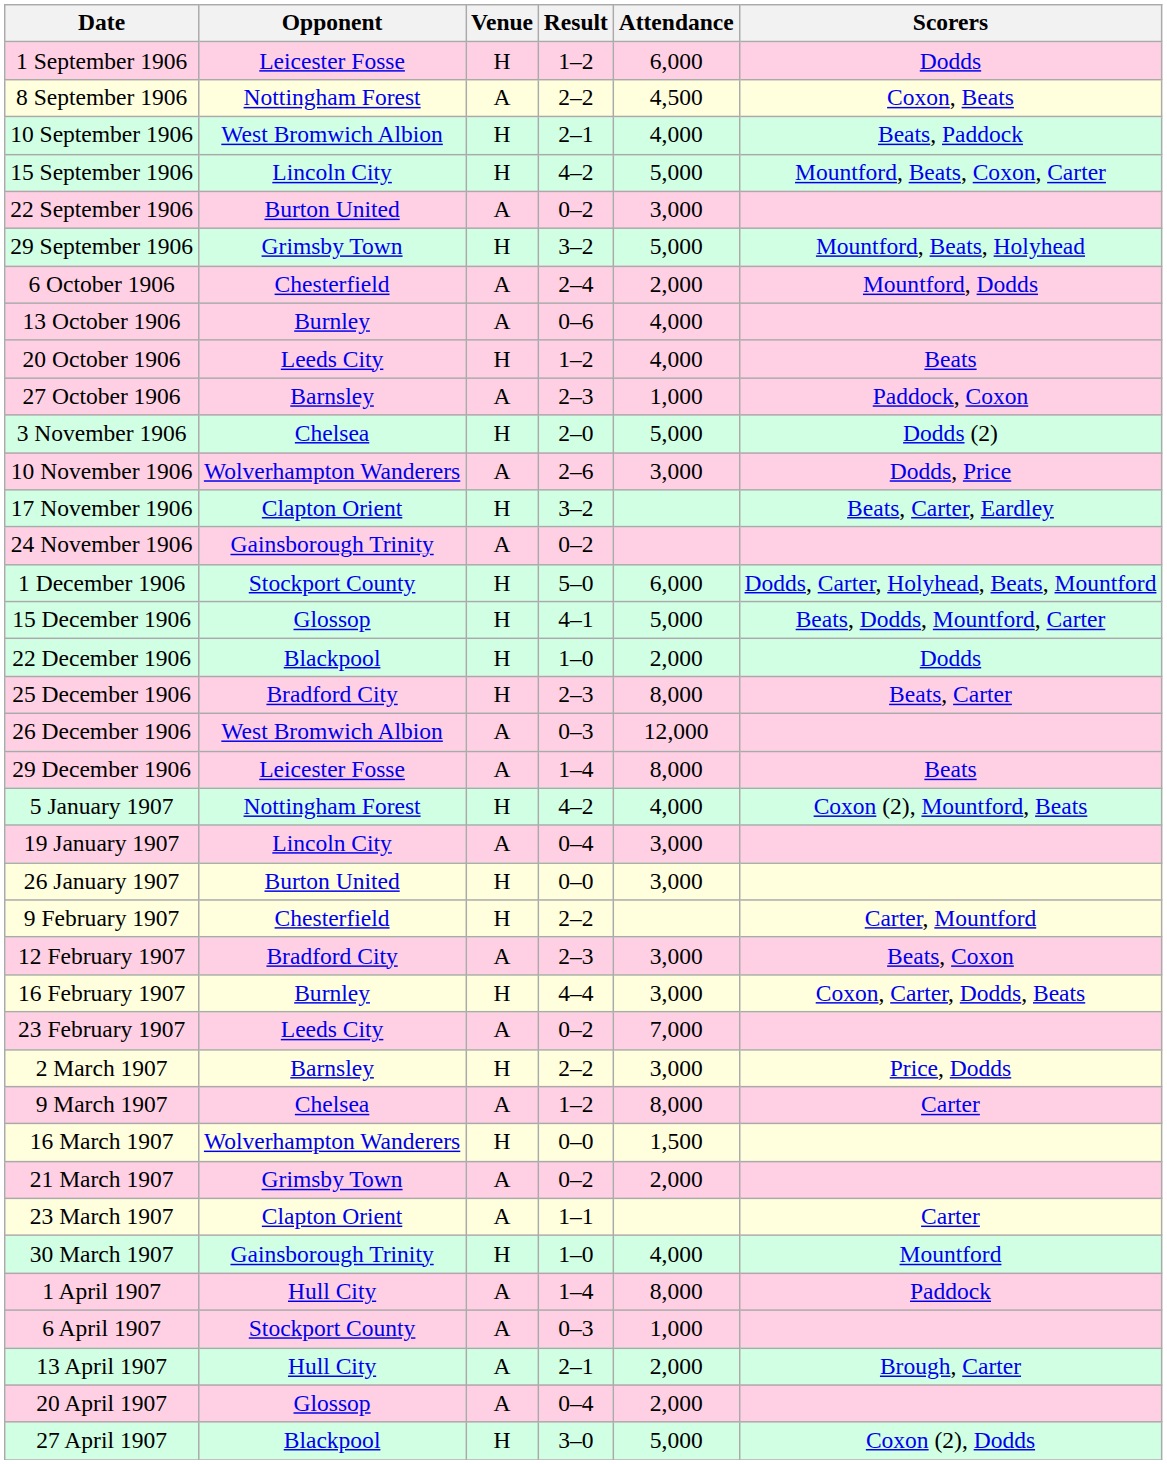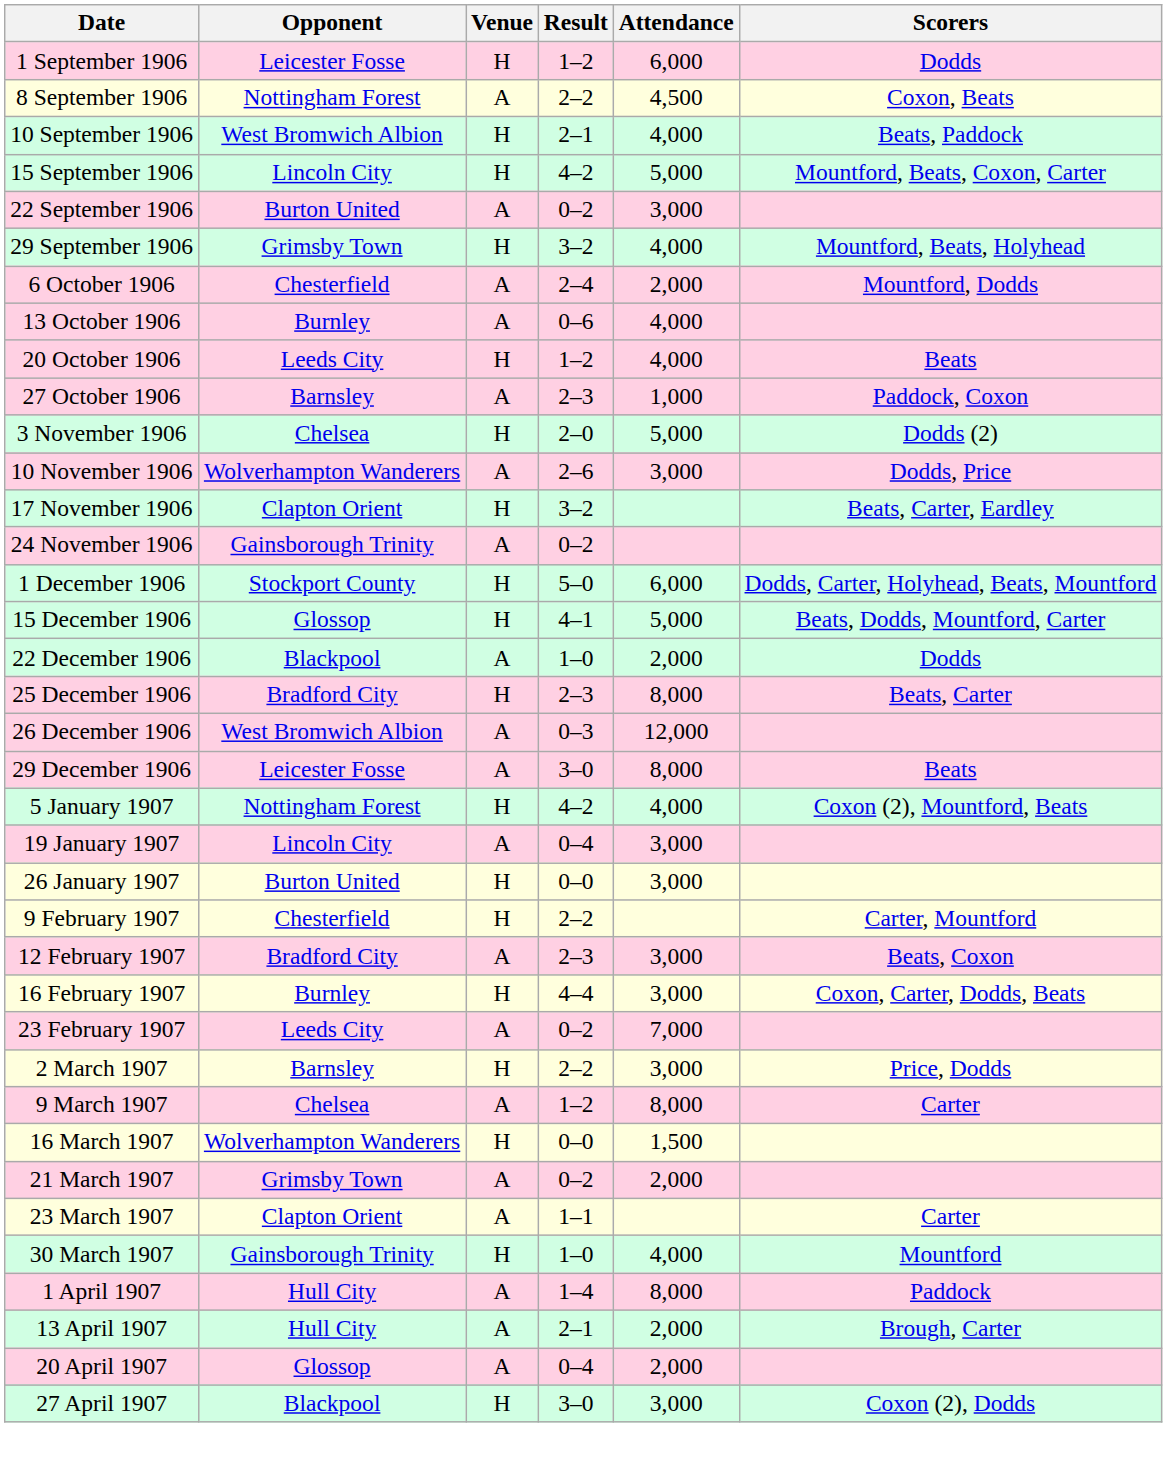(676, 246) 5,000 -> (676, 246) 4,000
(502, 657) H -> (502, 657) A
(576, 769) 1–4 -> (576, 769) 3–0
- row: (102, 1328)
(676, 1440) 5,000 -> (676, 1403) 3,000
